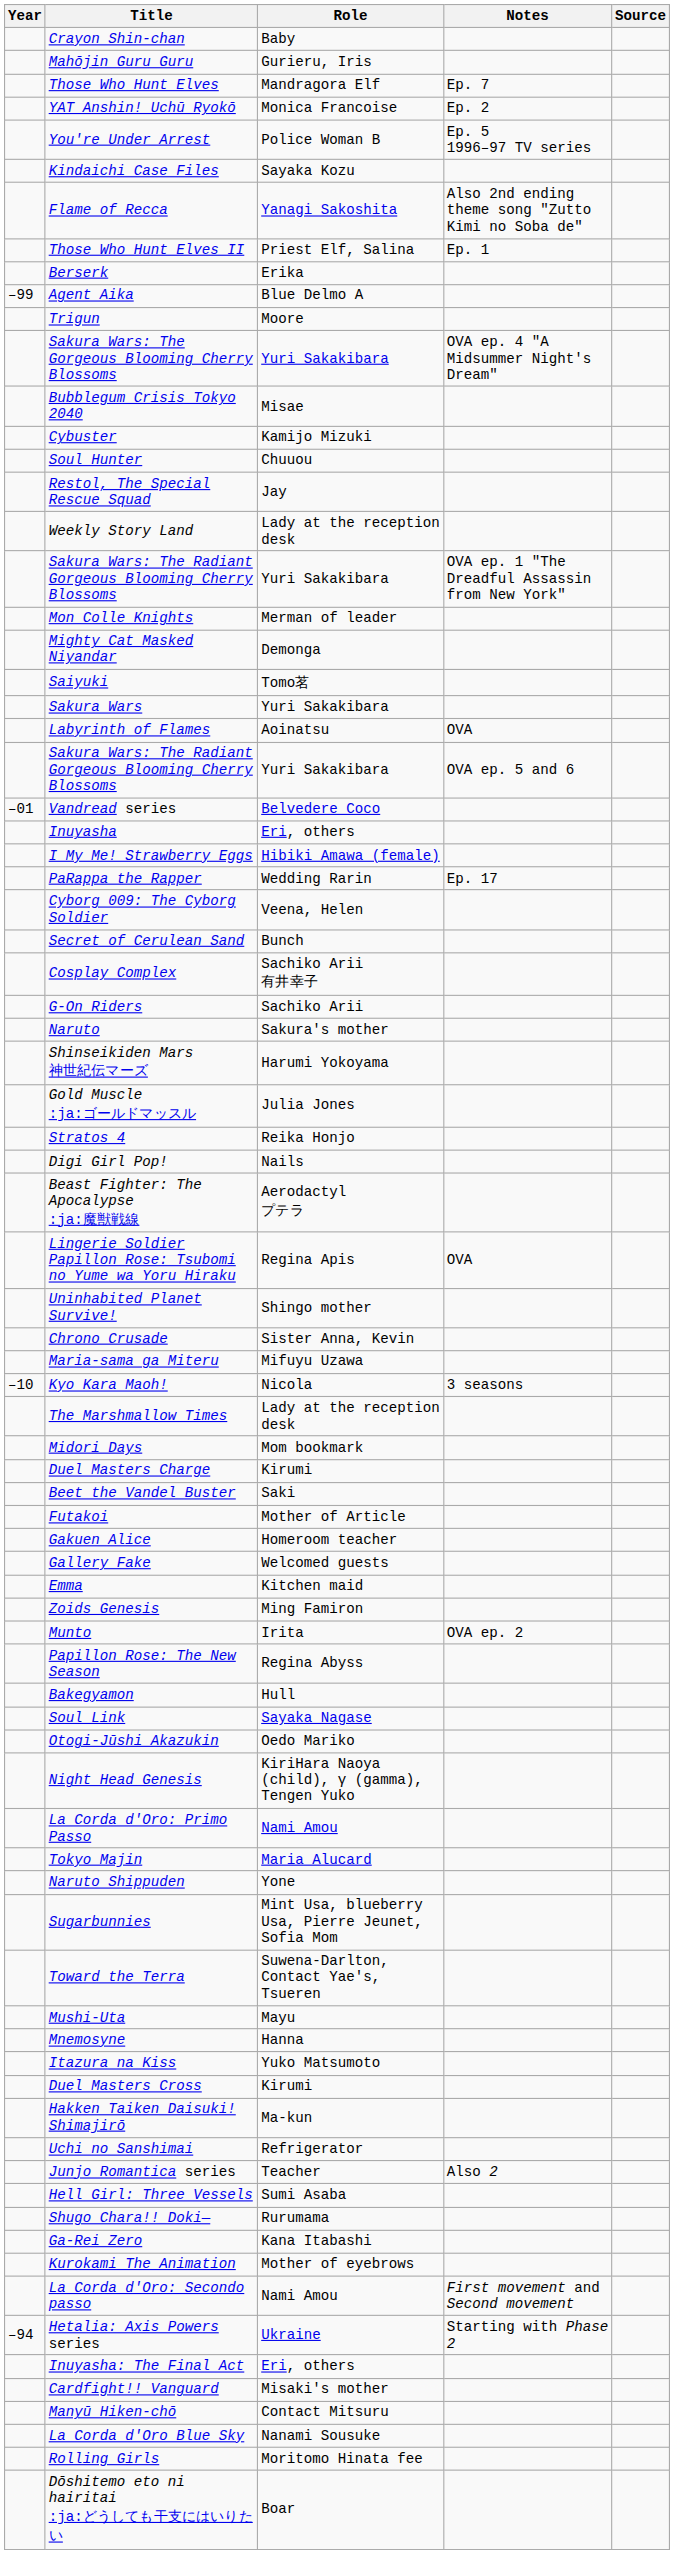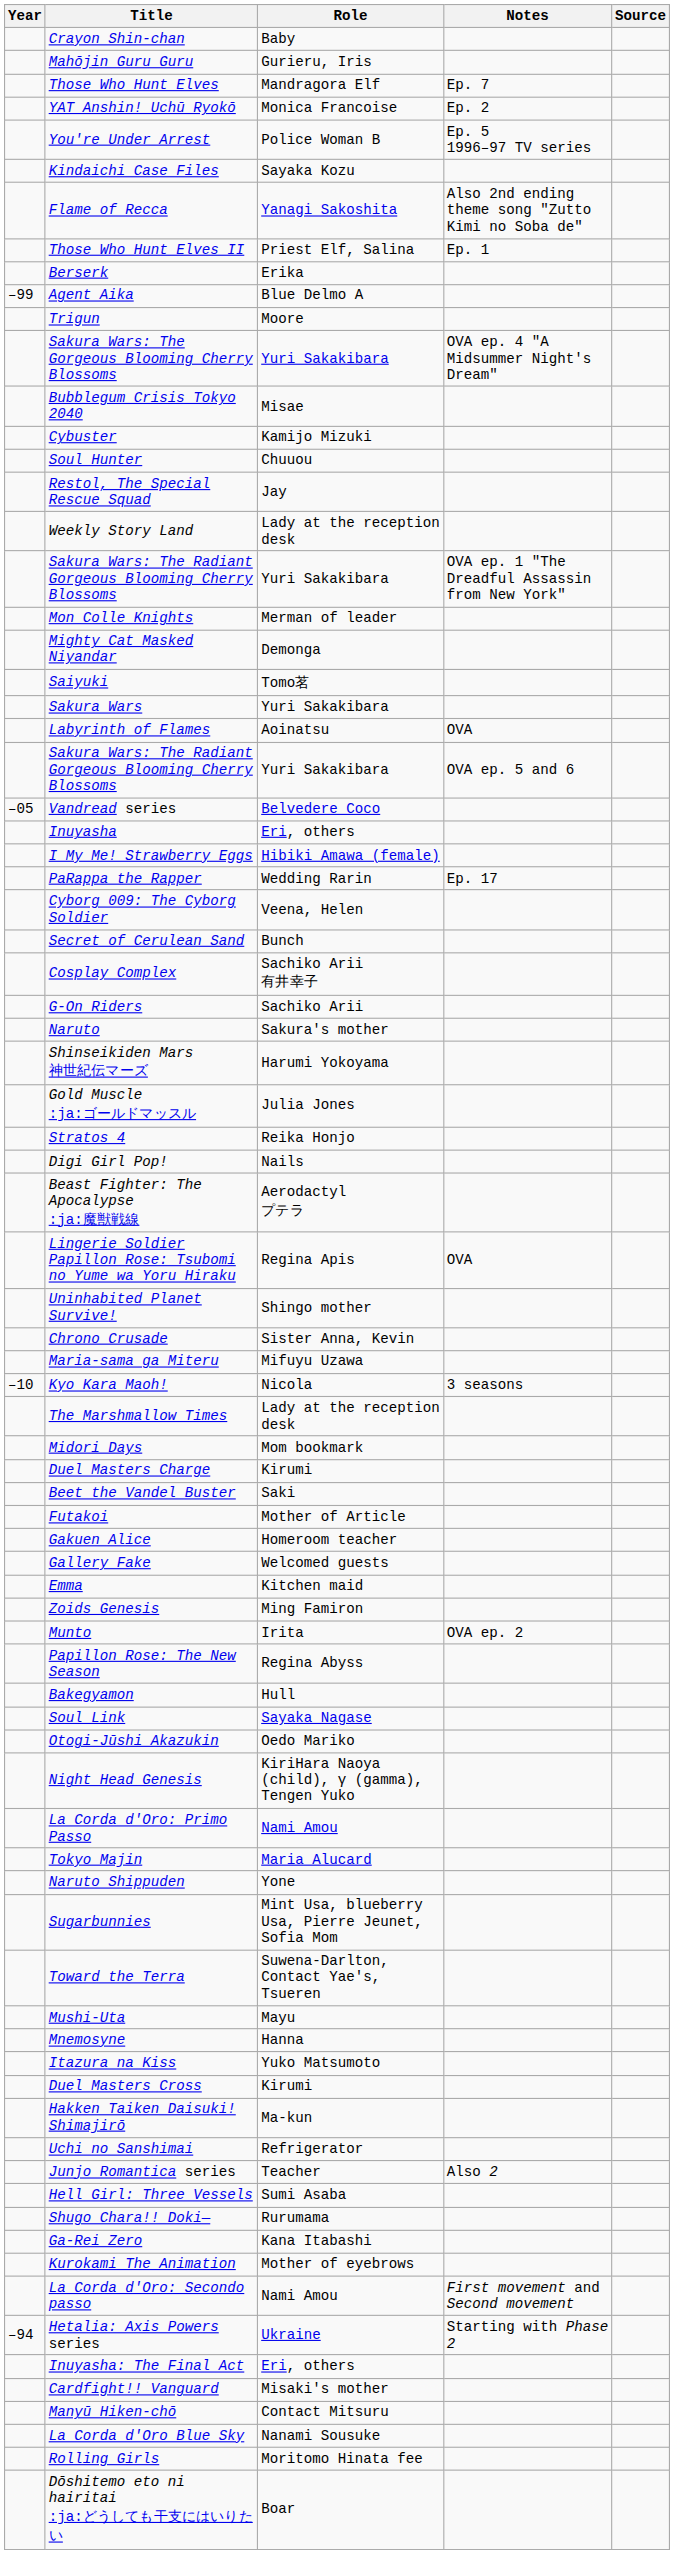(21, 809) –01 -> (21, 809) –05
